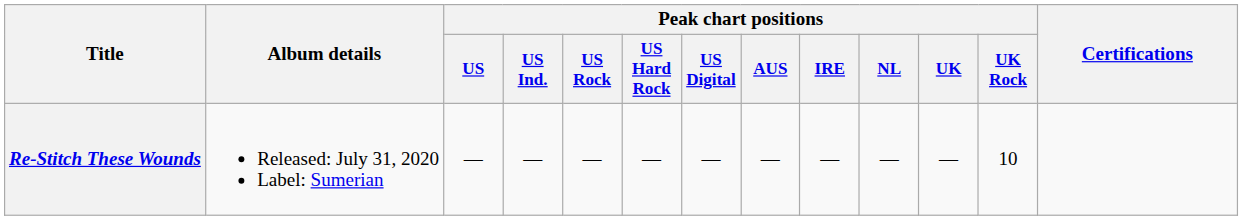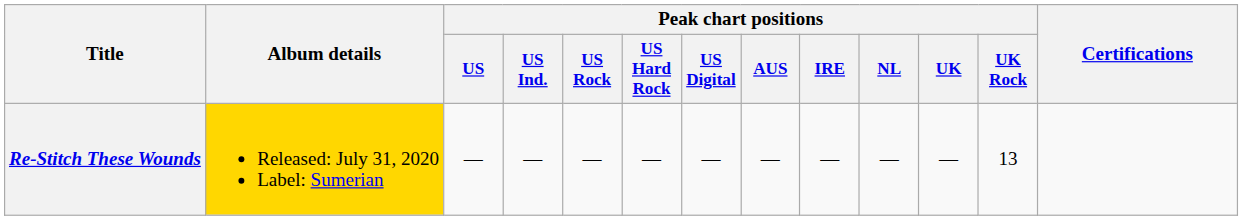(324, 170) no background -> (324, 170) gold background
(1008, 158) 10 -> (1008, 158) 13
